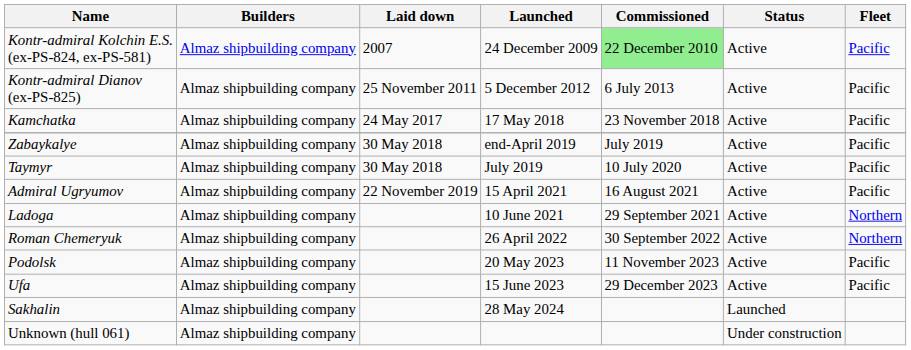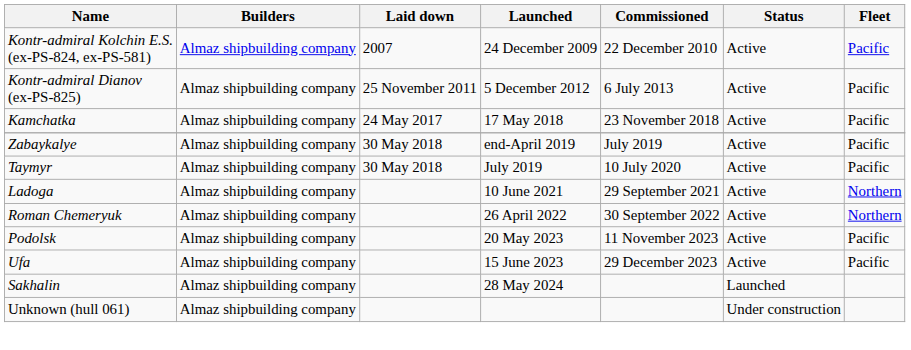(661, 48) lightgreen background -> (661, 48) no background
- row: (66, 191)
